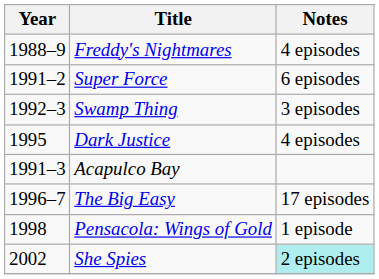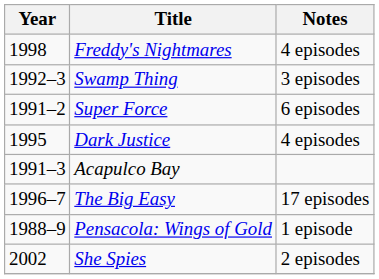(37, 49) 1988–9 -> (28, 49) 1998
rows swapped: (121, 79) <-> (126, 109)
(28, 229) 1998 -> (37, 229) 1988–9
(320, 259) paleturquoise background -> (320, 259) no background
